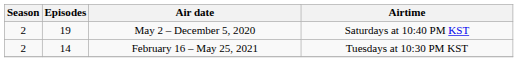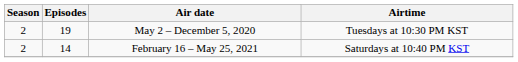(407, 30) Saturdays at 10:40 PM KST -> (407, 30) Tuesdays at 10:30 PM KST
(407, 48) Tuesdays at 10:30 PM KST -> (407, 48) Saturdays at 10:40 PM KST
